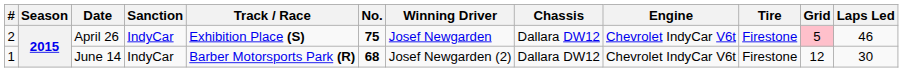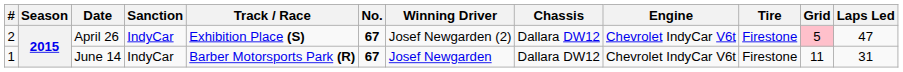(372, 36) 75 -> (372, 36) 67
(440, 36) Josef Newgarden -> (450, 36) Josef Newgarden (2)
(866, 36) 46 -> (866, 36) 47
(372, 57) 68 -> (372, 57) 67
(450, 57) Josef Newgarden (2) -> (440, 57) Josef Newgarden
(817, 57) 12 -> (817, 57) 11
(866, 57) 30 -> (866, 57) 31
